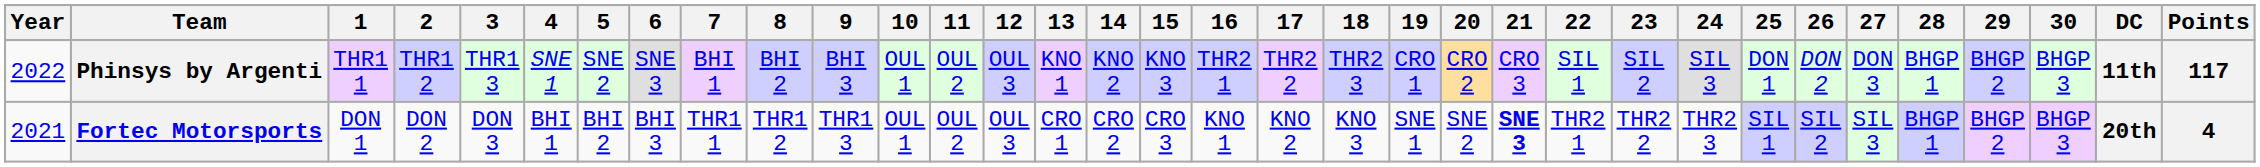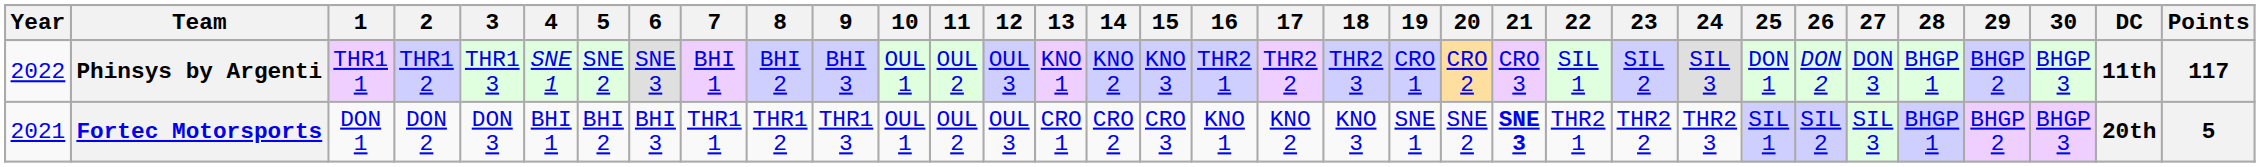(2209, 132) 4 -> (2209, 132) 5
